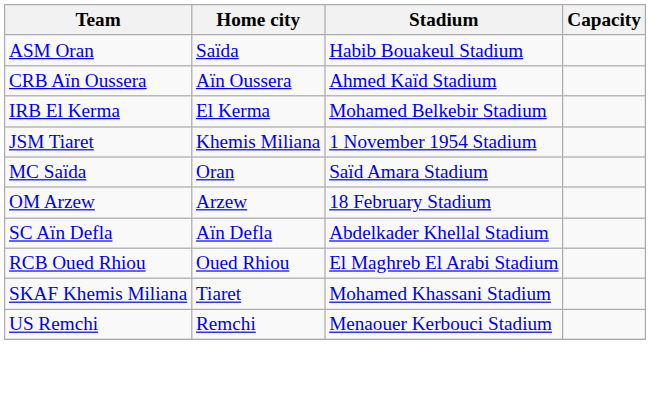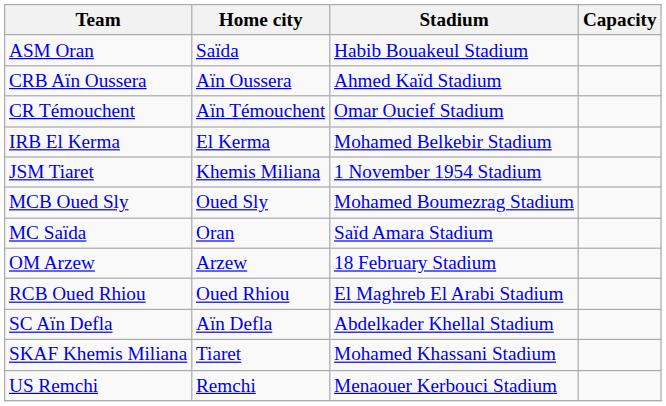+ row: (72, 111)
+ row: (69, 202)
rows swapped: (77, 263) <-> (61, 232)
